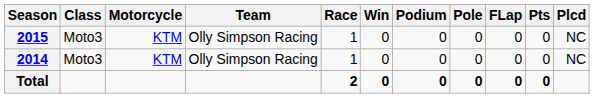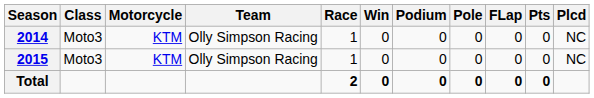rows swapped: (32, 59) <-> (32, 37)
